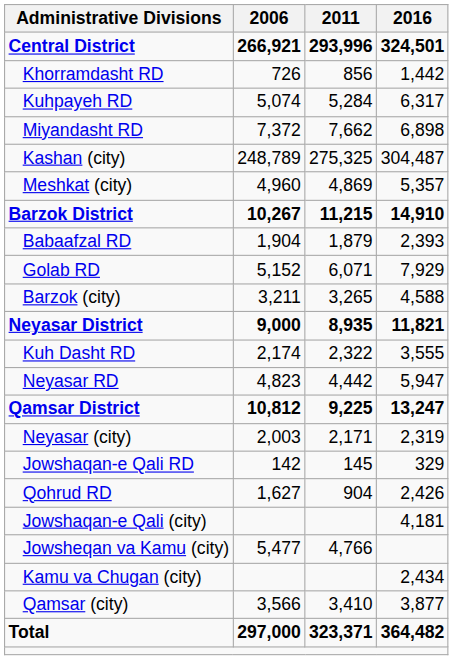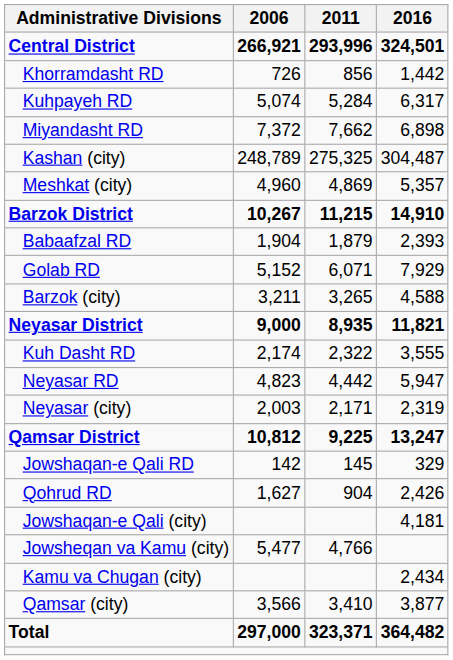rows swapped: (77, 437) <-> (74, 409)
